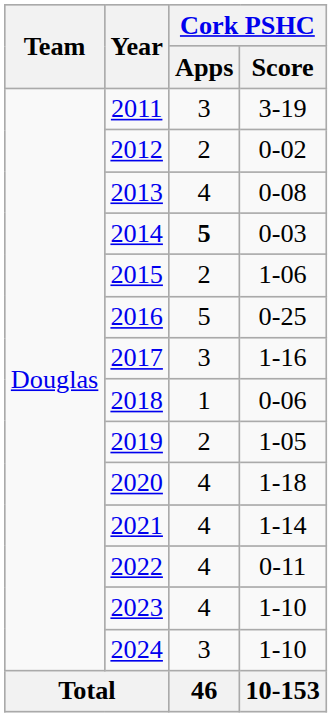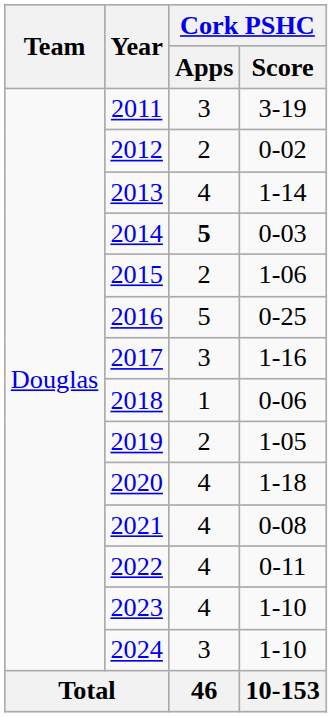(283, 191) 0-08 -> (283, 191) 1-14
(283, 524) 1-14 -> (283, 524) 0-08
